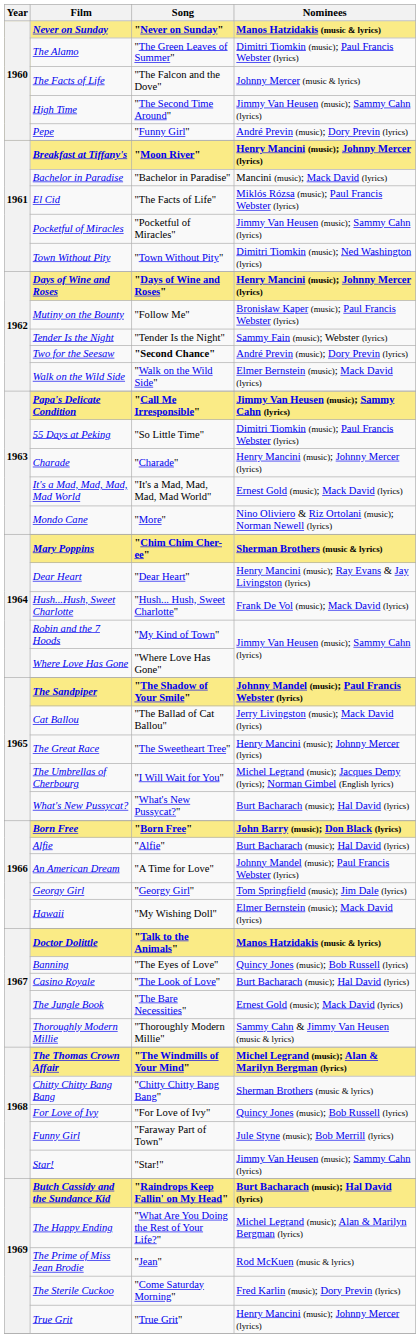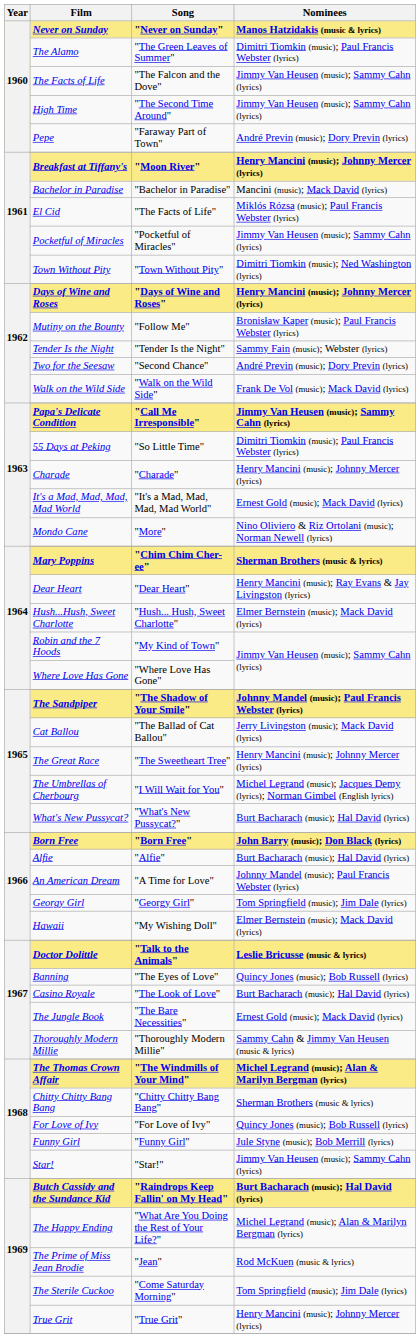(298, 80) Johnny Mercer (music & lyrics) -> (323, 80) Jimmy Van Heusen (music); Sammy Cahn (lyrics)
(162, 132) "Funny Girl" -> (170, 138) "Faraway Part of Town"
(175, 354) bold -> (171, 366) normal
(315, 376) Elmer Bernstein (music); Mack David (lyrics) -> (322, 388) Frank De Vol (music); Mack David (lyrics)
(322, 605) Frank De Vol (music); Mack David (lyrics) -> (315, 617) Elmer Bernstein (music); Mack David (lyrics)
(309, 942) Manos Hatzidakis (music & lyrics) -> (301, 954) Leslie Bricusse (music & lyrics)
(170, 1135) "Faraway Part of Town" -> (162, 1141) "Funny Girl"
(318, 1290) Fred Karlin (music); Dory Previn (lyrics) -> (322, 1290) Tom Springfield (music); Jim Dale (lyrics)
